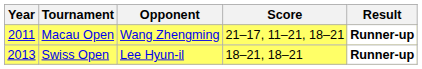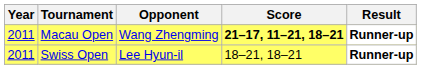(285, 35) normal -> (284, 35) bold
(21, 55) 2013 -> (21, 55) 2011
